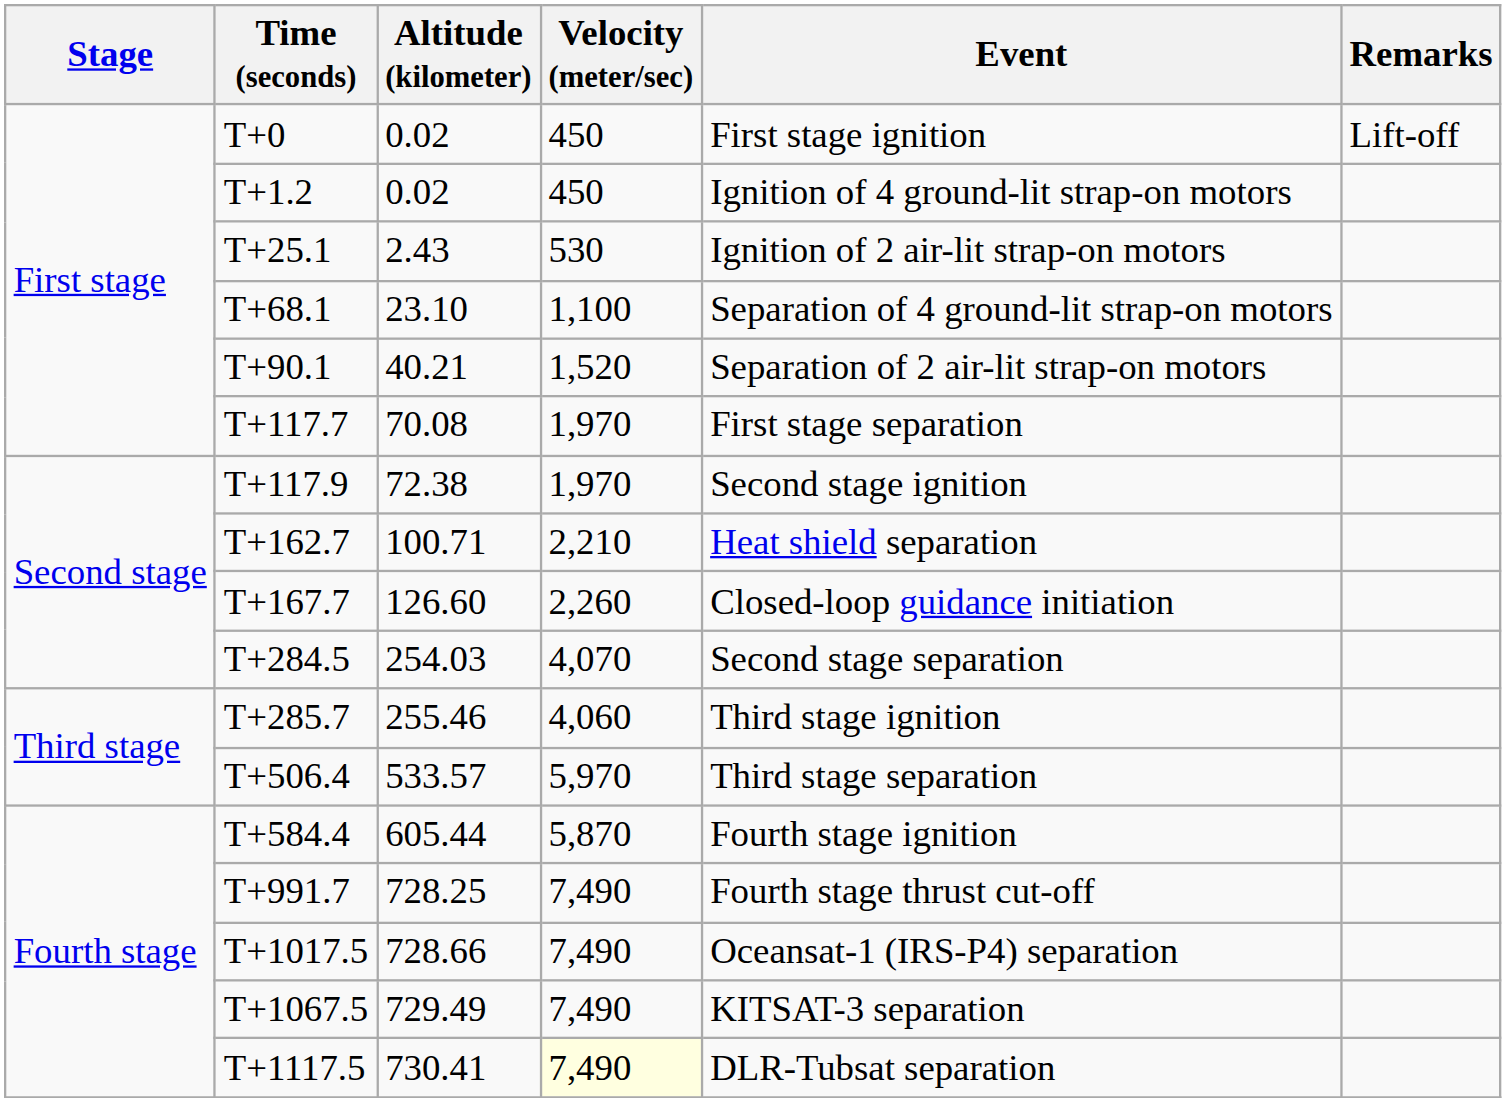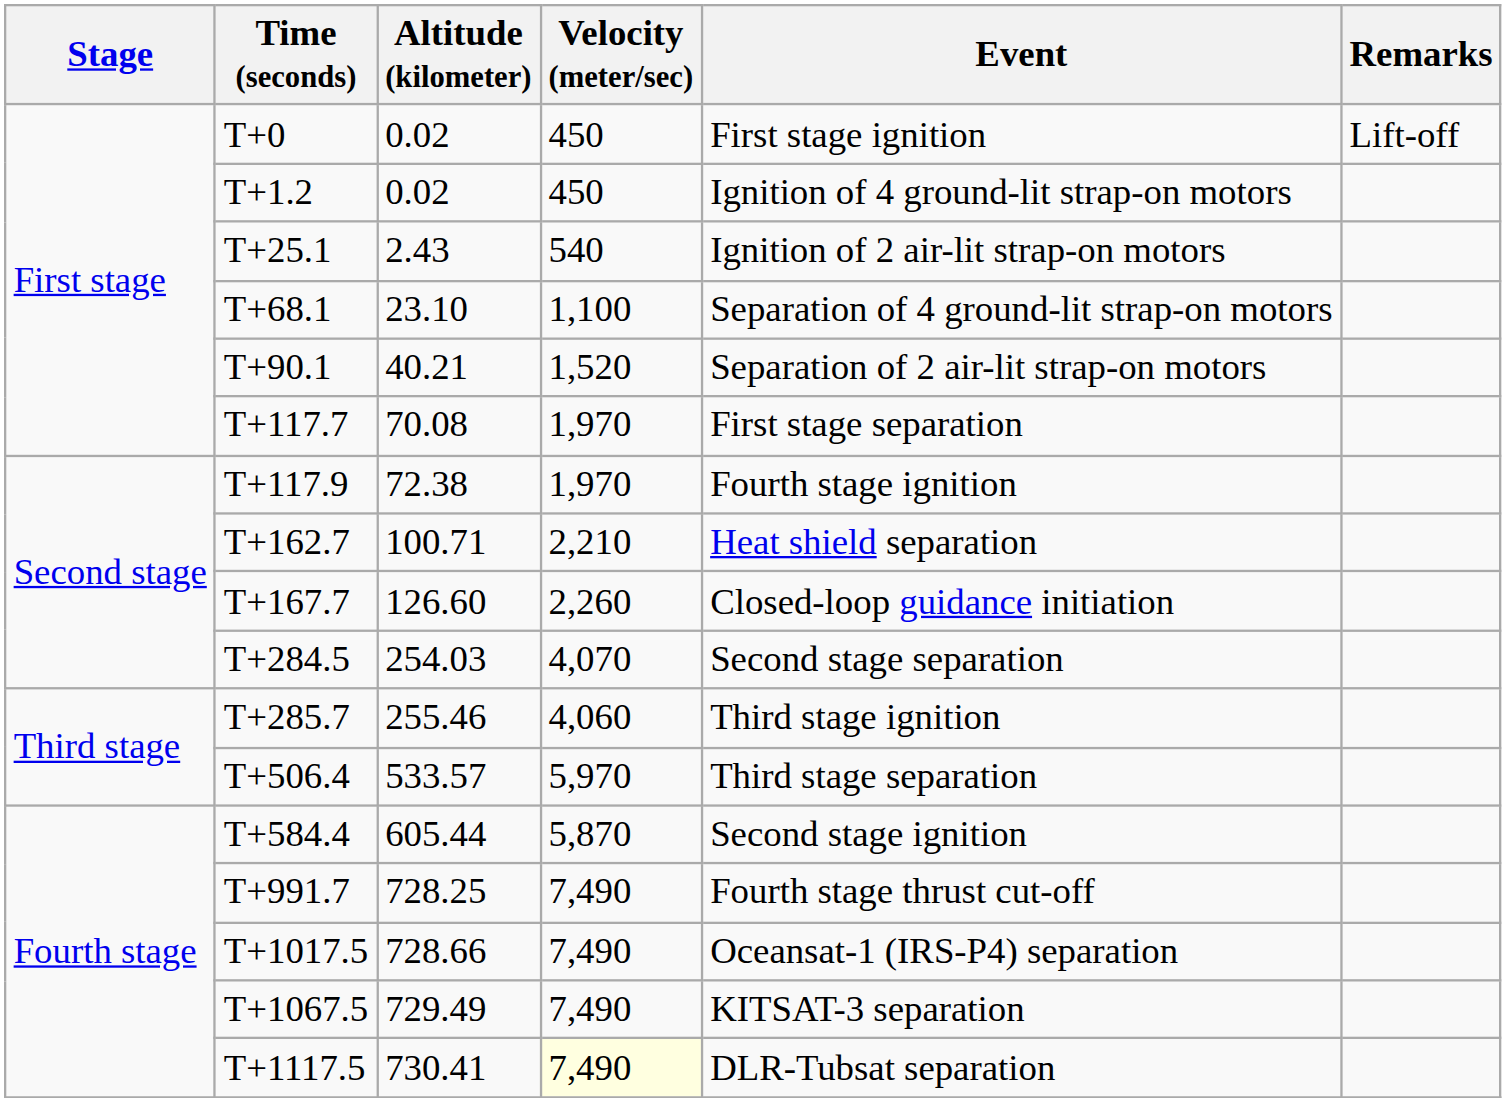(576, 250) 530 -> (576, 250) 540
(869, 483) Second stage ignition -> (863, 483) Fourth stage ignition
(863, 833) Fourth stage ignition -> (869, 833) Second stage ignition
